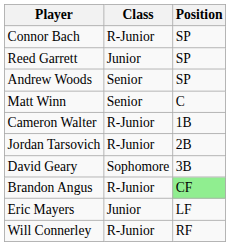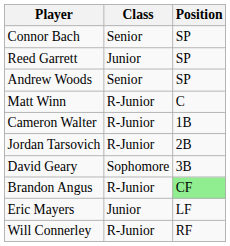(130, 36) R-Junior -> (124, 36) Senior
(124, 101) Senior -> (130, 101) R-Junior
